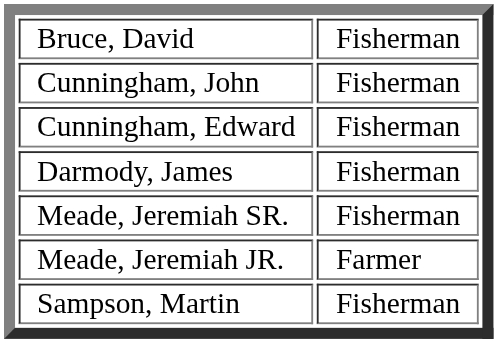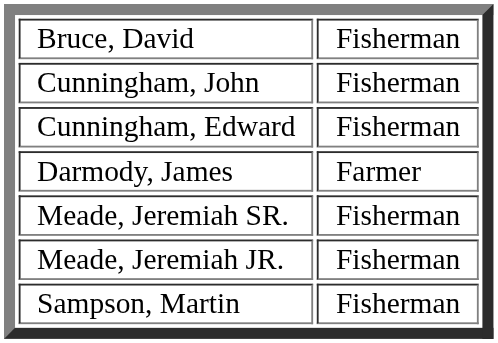(398, 171) Fisherman -> (378, 171) Farmer
(378, 259) Farmer -> (398, 259) Fisherman
